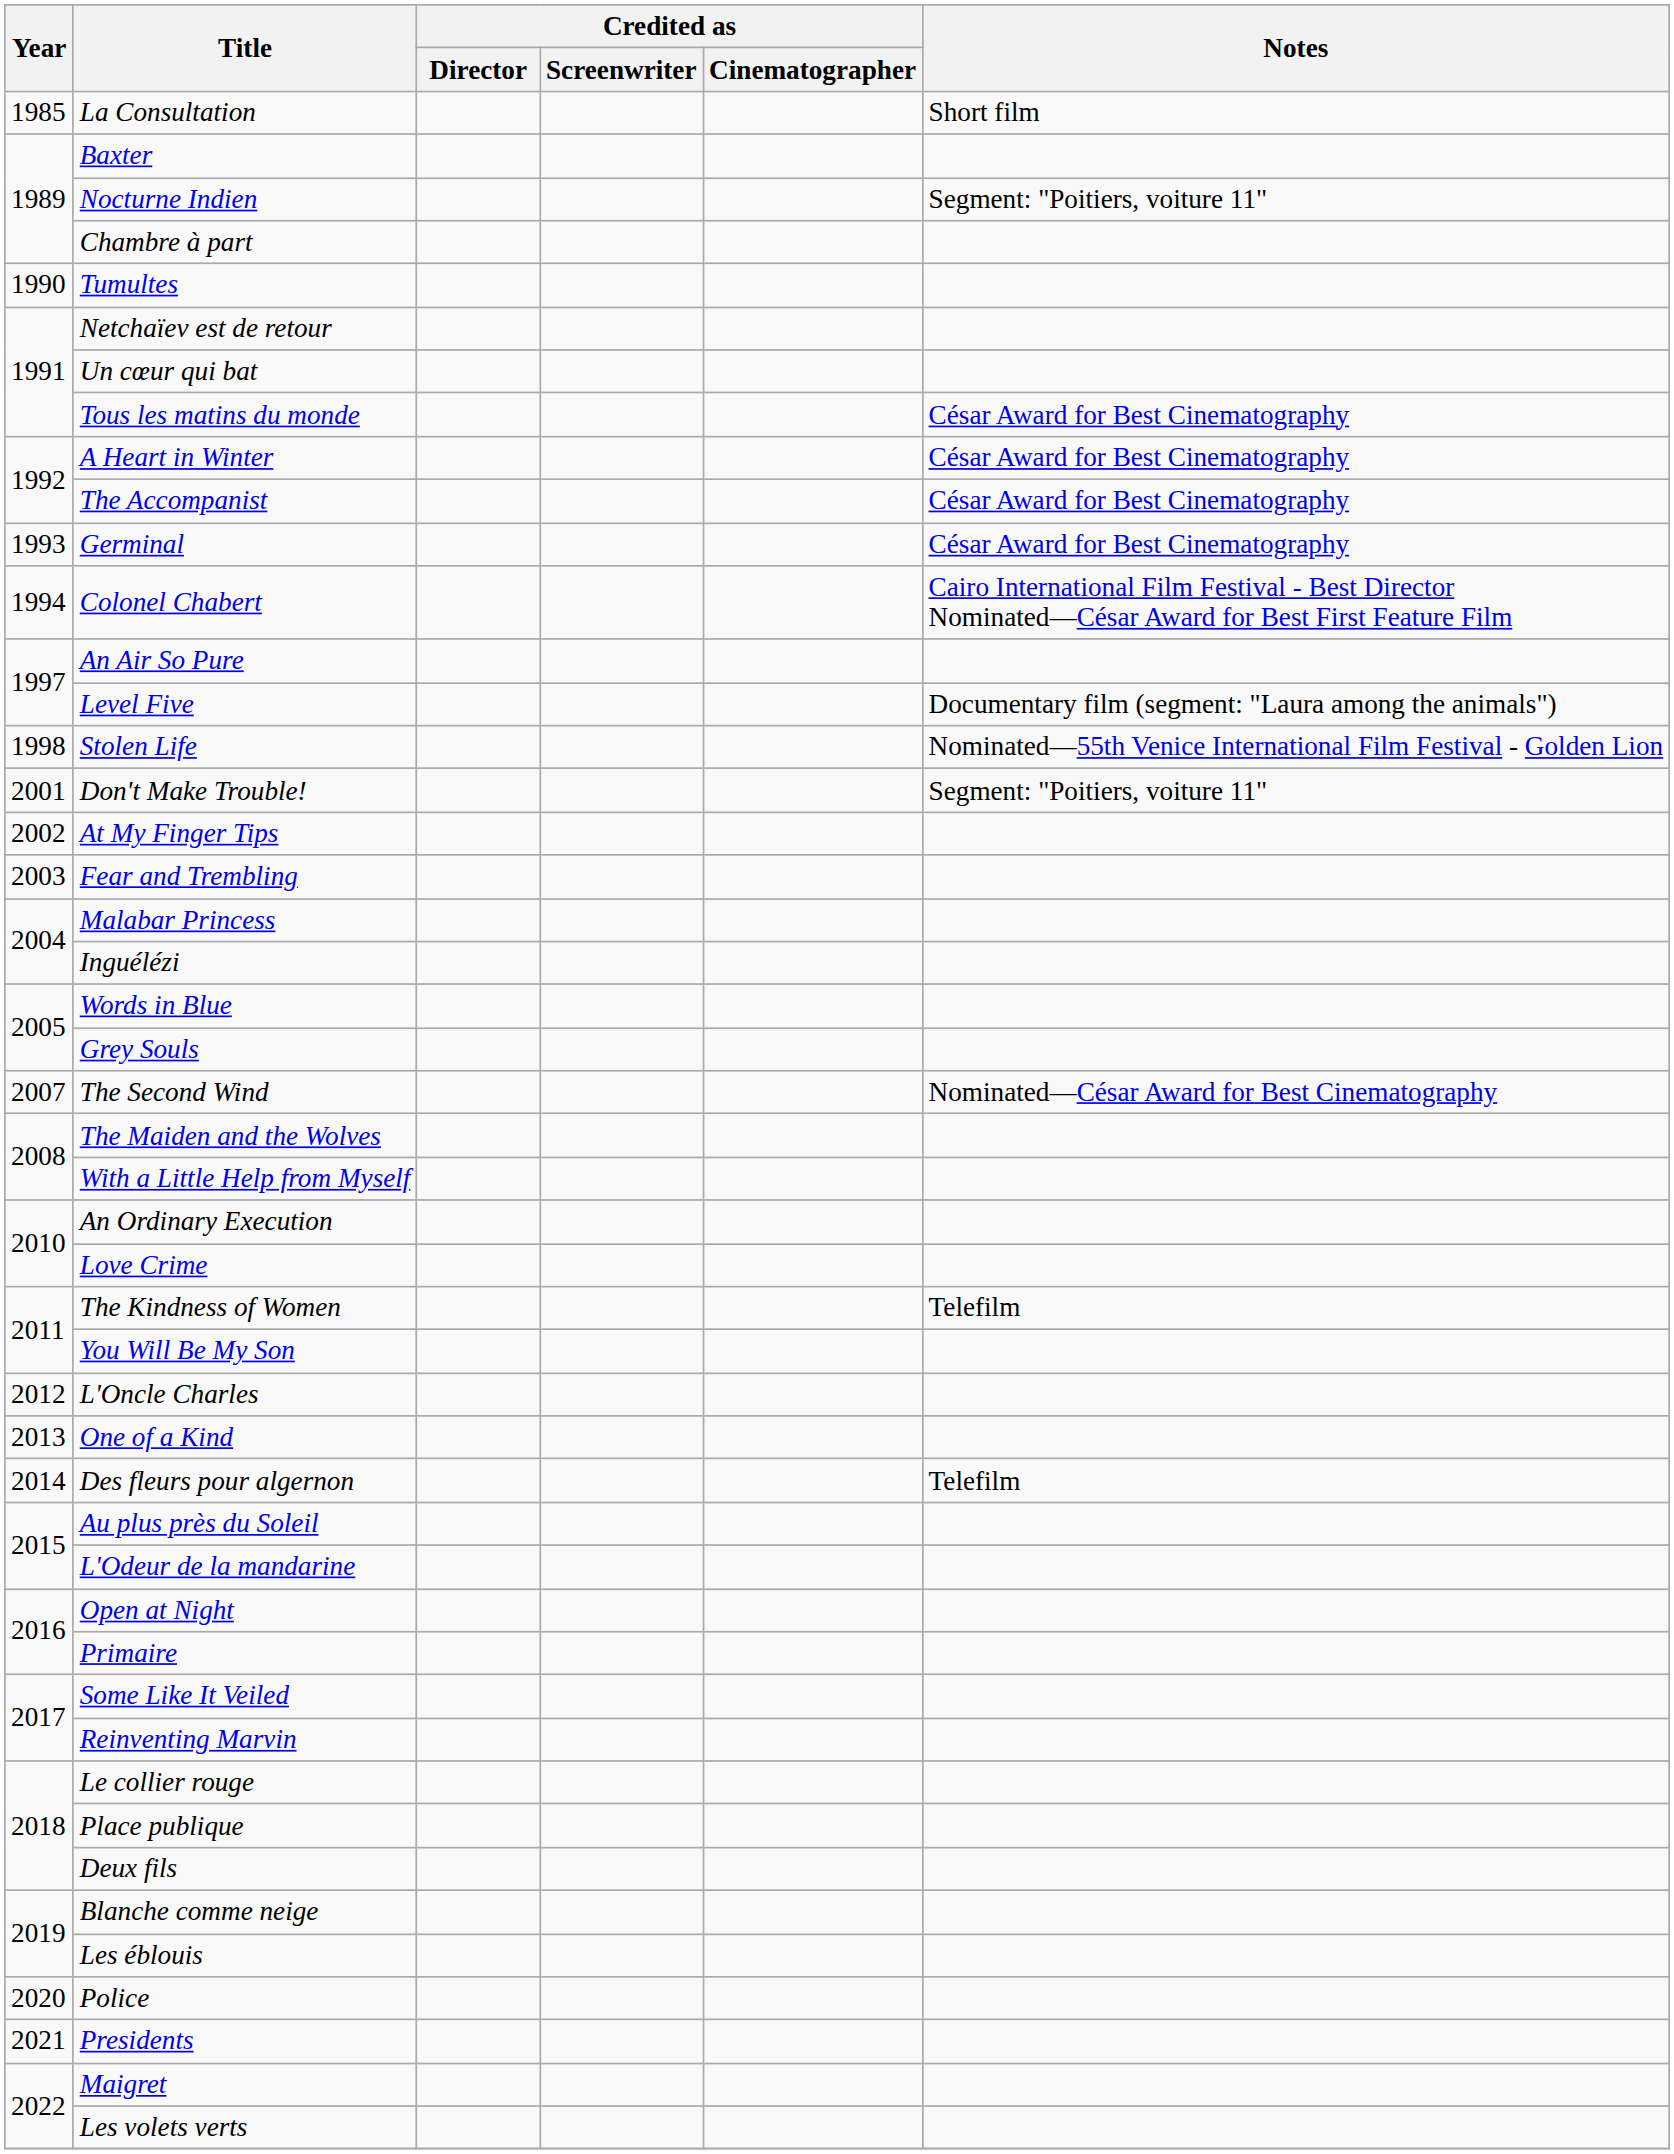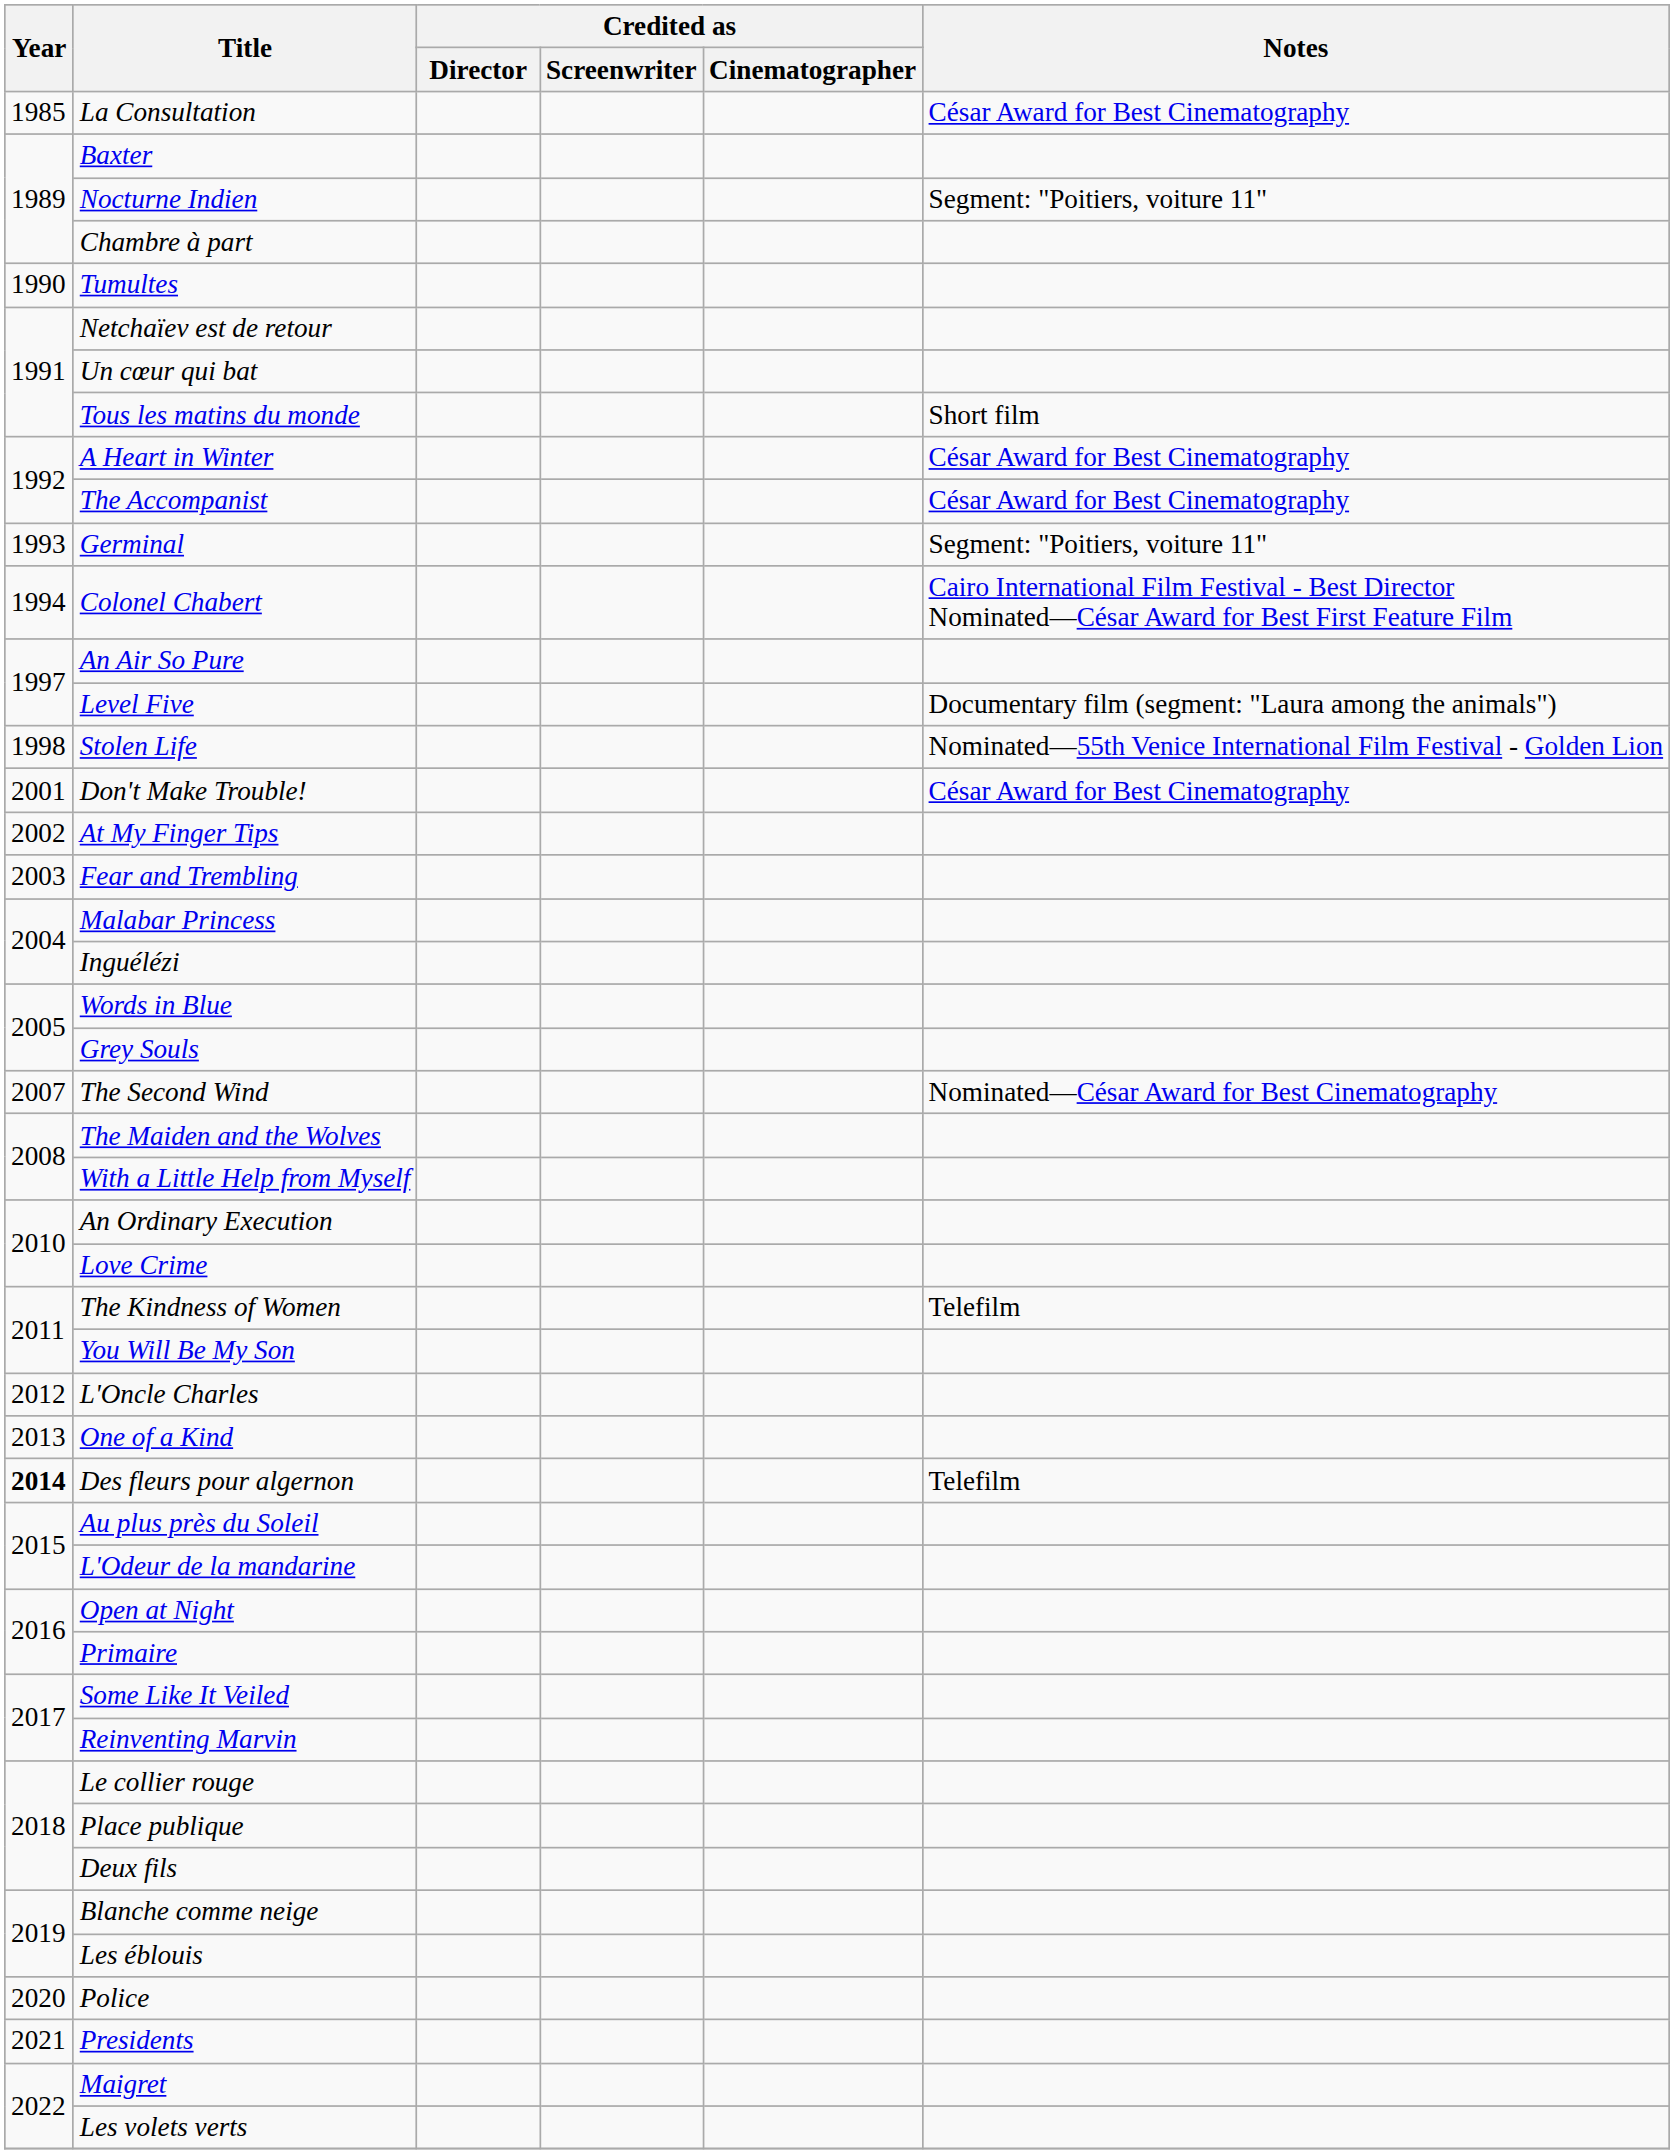(984, 112) Short film -> (1139, 112) César Award for Best Cinematography
(1139, 414) César Award for Best Cinematography -> (984, 414) Short film
(1139, 543) César Award for Best Cinematography -> (1098, 543) Segment: "Poitiers, voiture 11"
(1098, 790) Segment: "Poitiers, voiture 11" -> (1139, 790) César Award for Best Cinematography
(38, 1480) normal -> (38, 1480) bold
